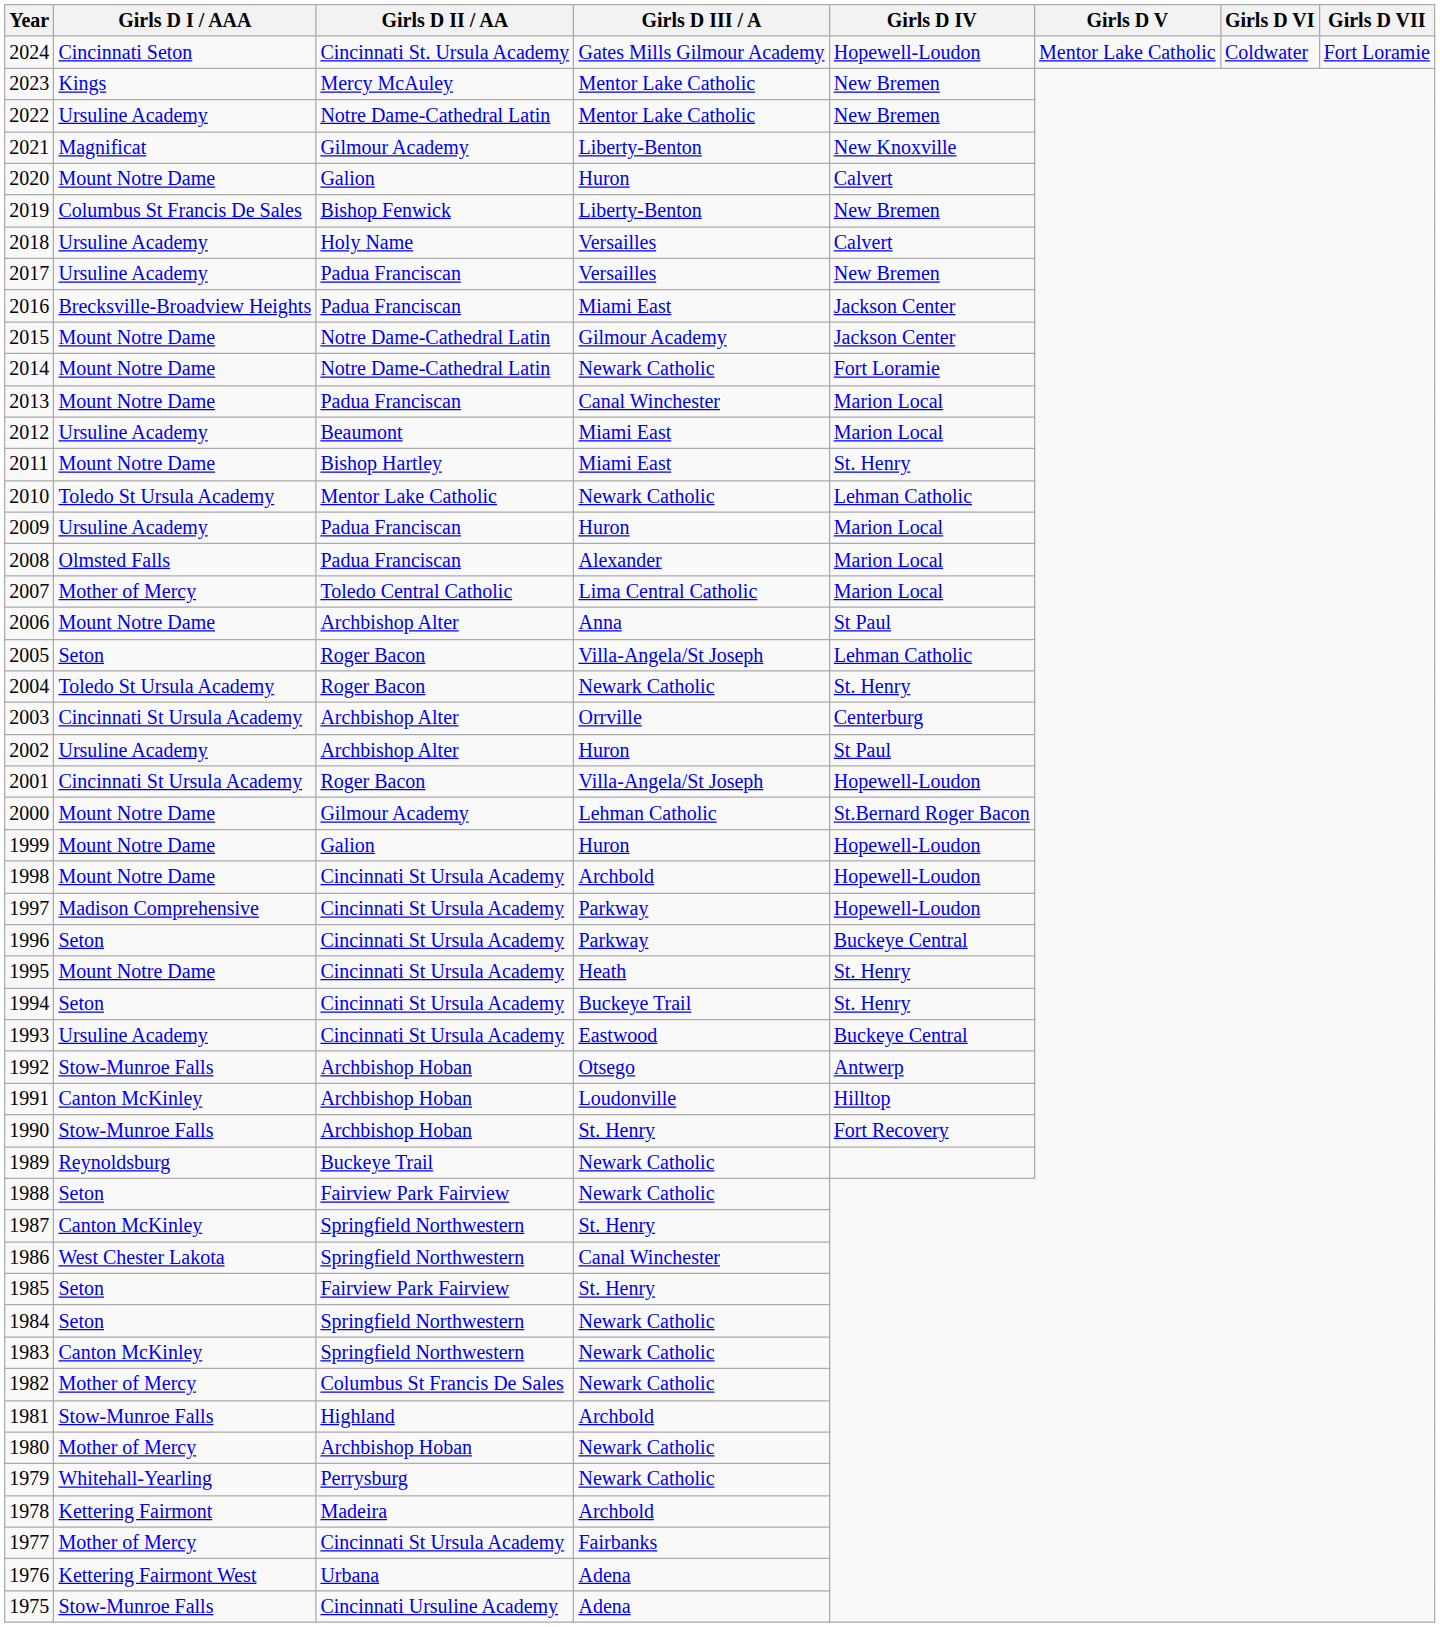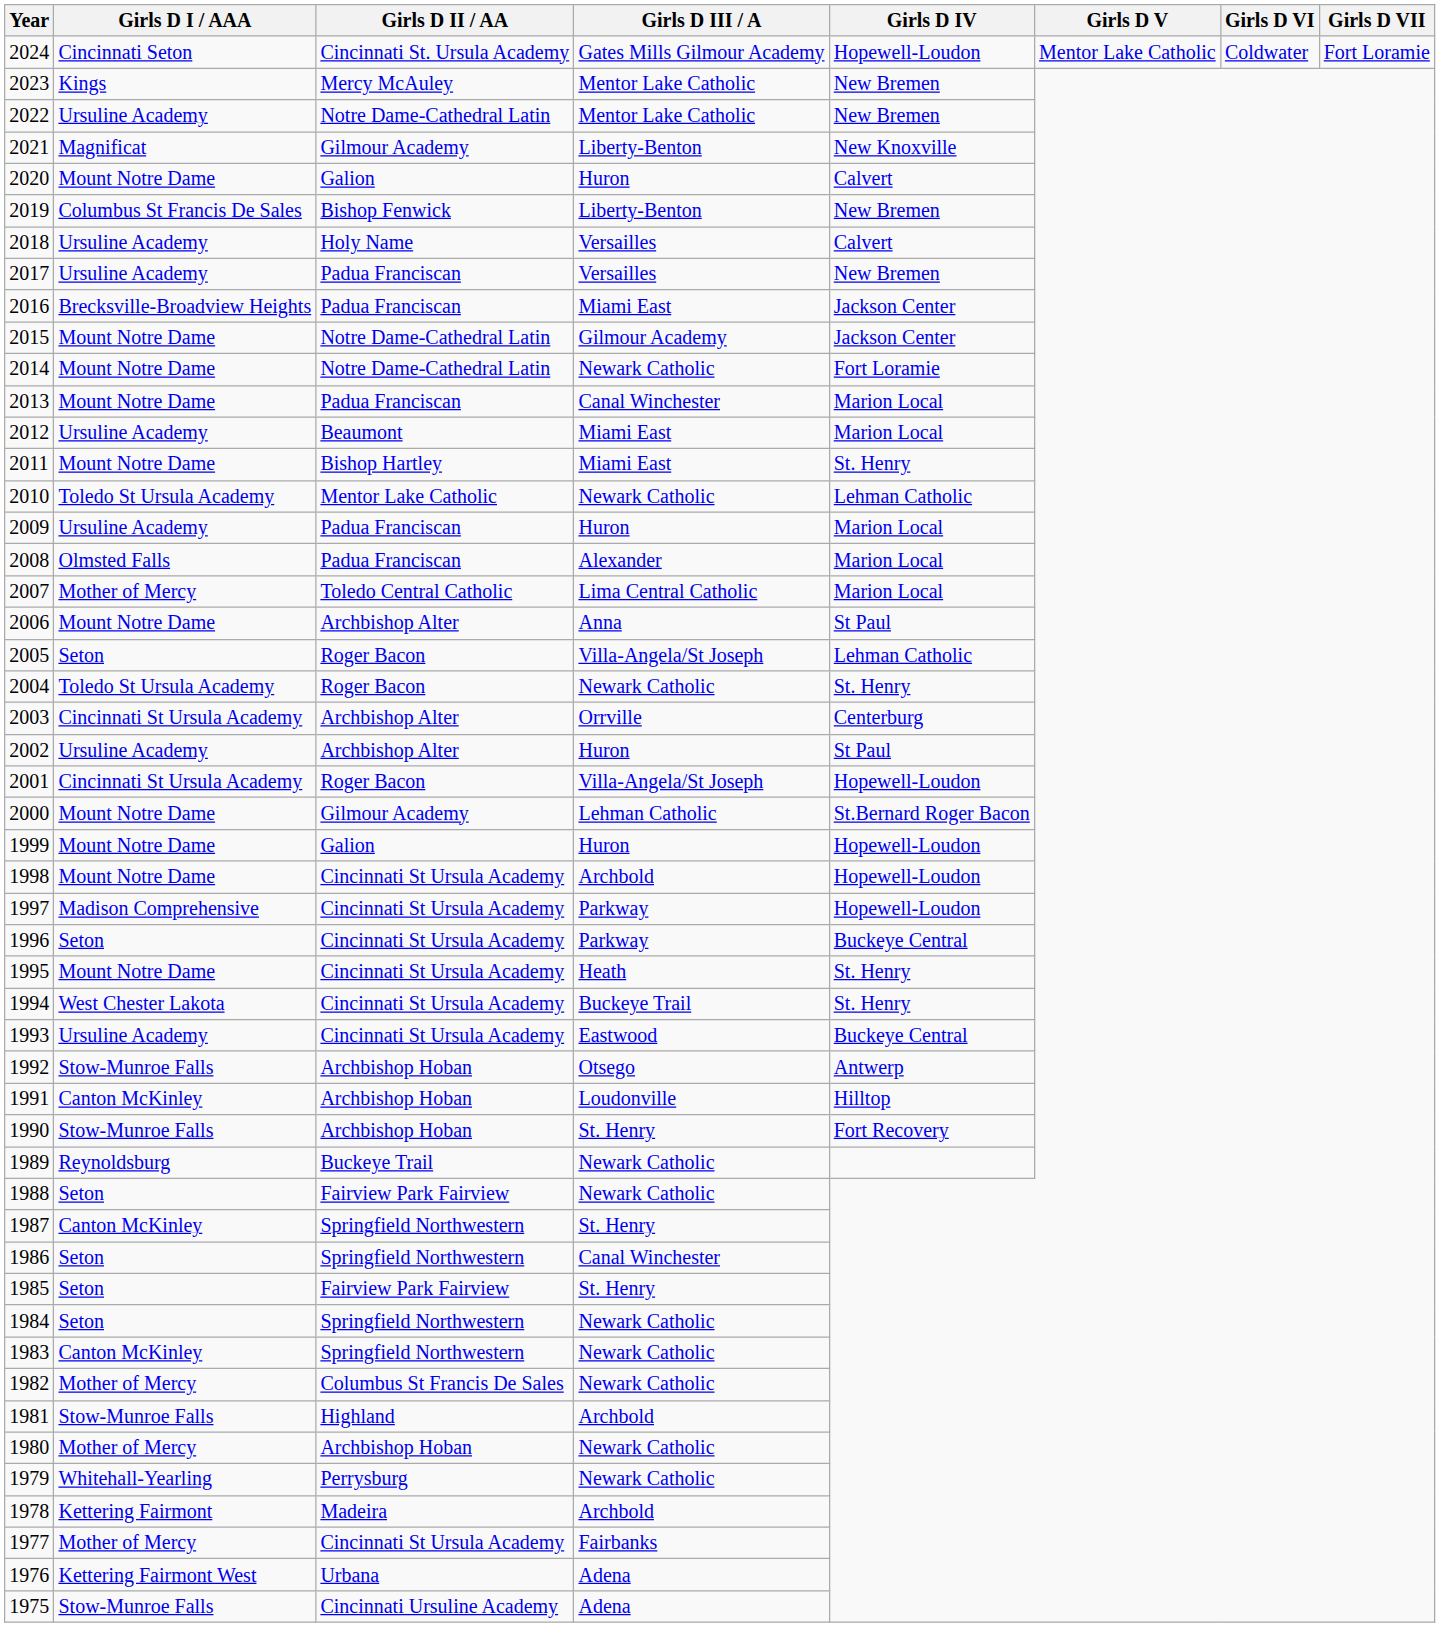(81, 1003) Seton -> (142, 1003) West Chester Lakota
(142, 1257) West Chester Lakota -> (81, 1257) Seton
